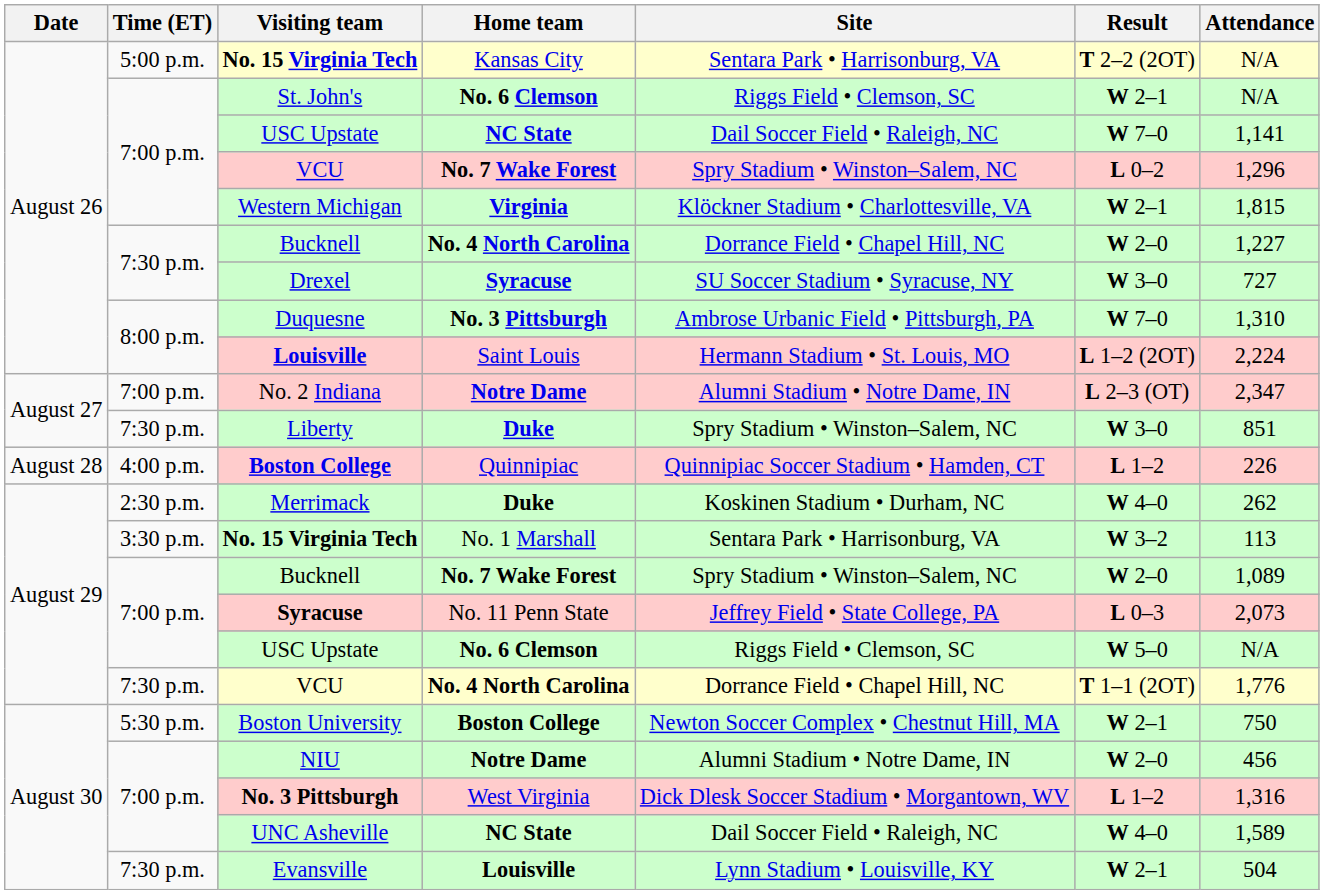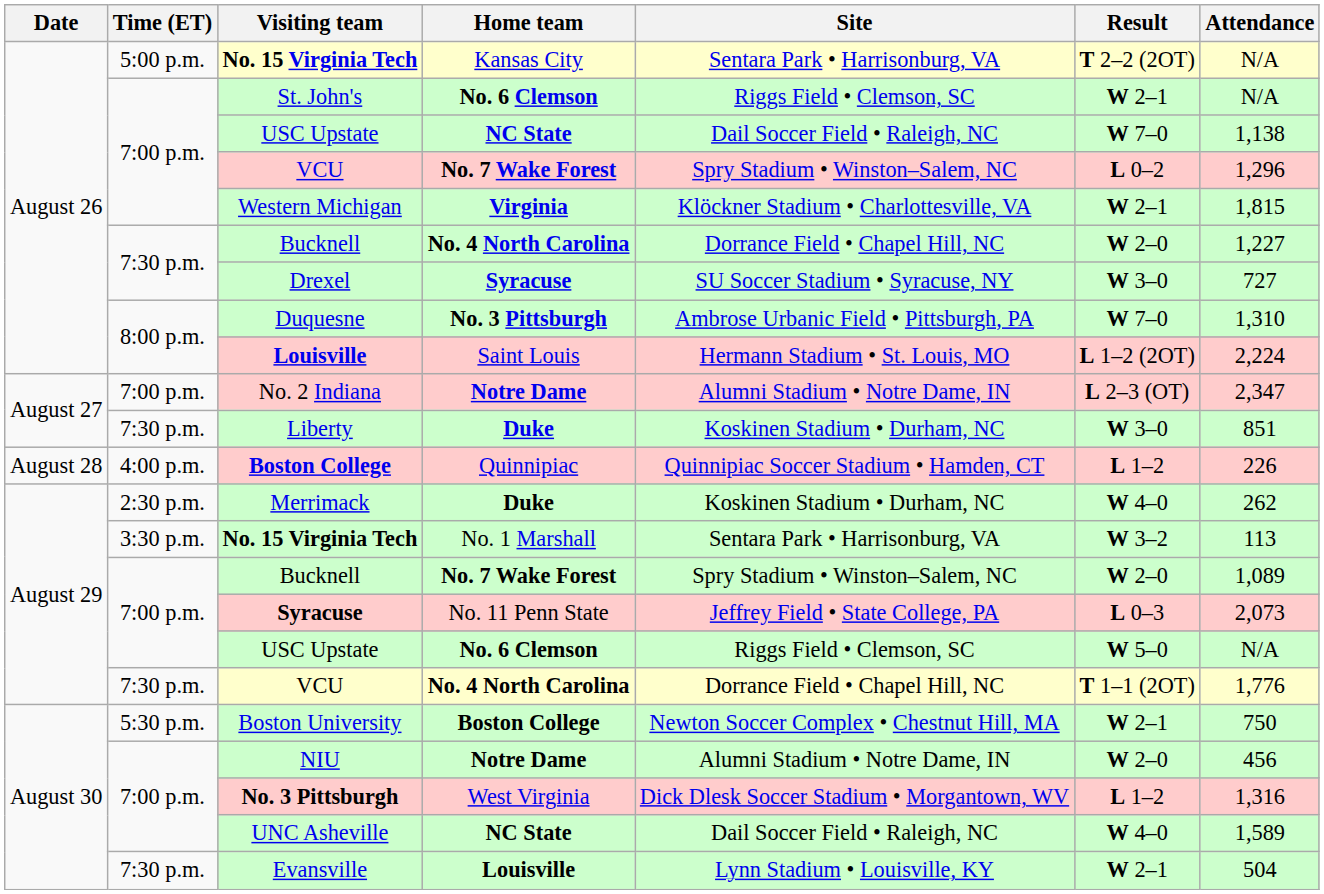(1260, 133) 1,141 -> (1260, 133) 1,138
(854, 428) Spry Stadium • Winston–Salem, NC -> (855, 428) Koskinen Stadium • Durham, NC
